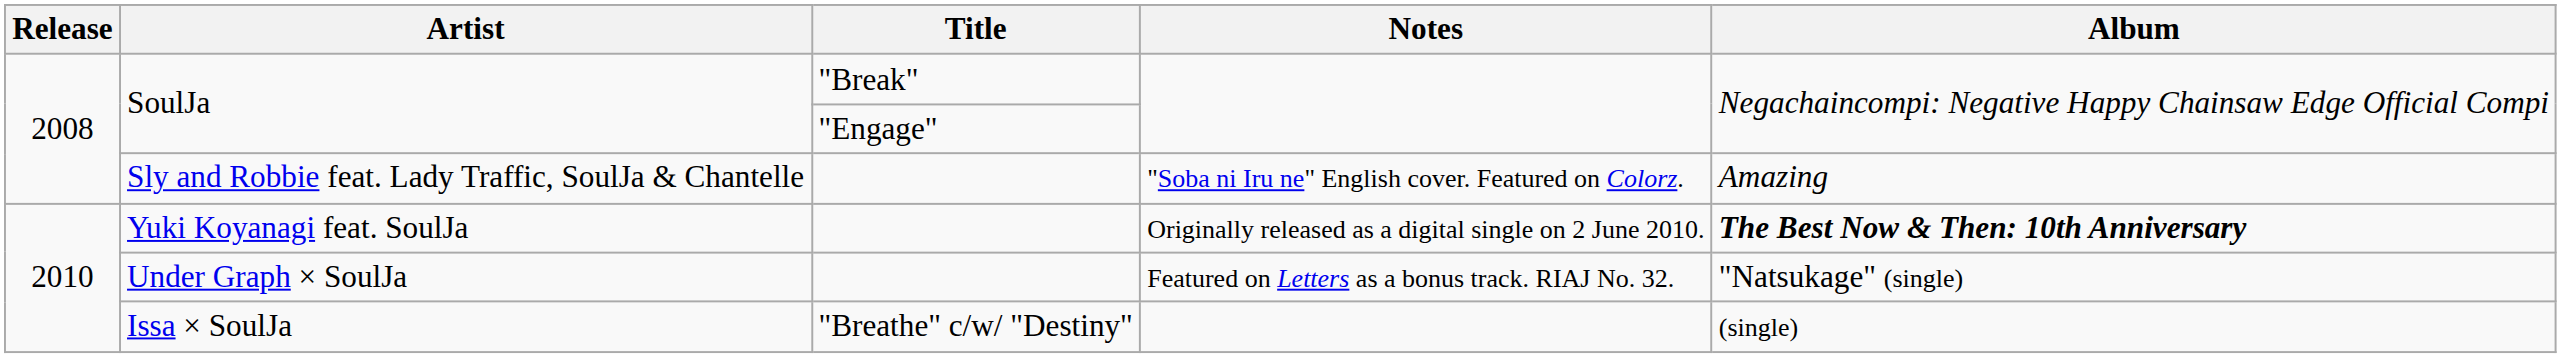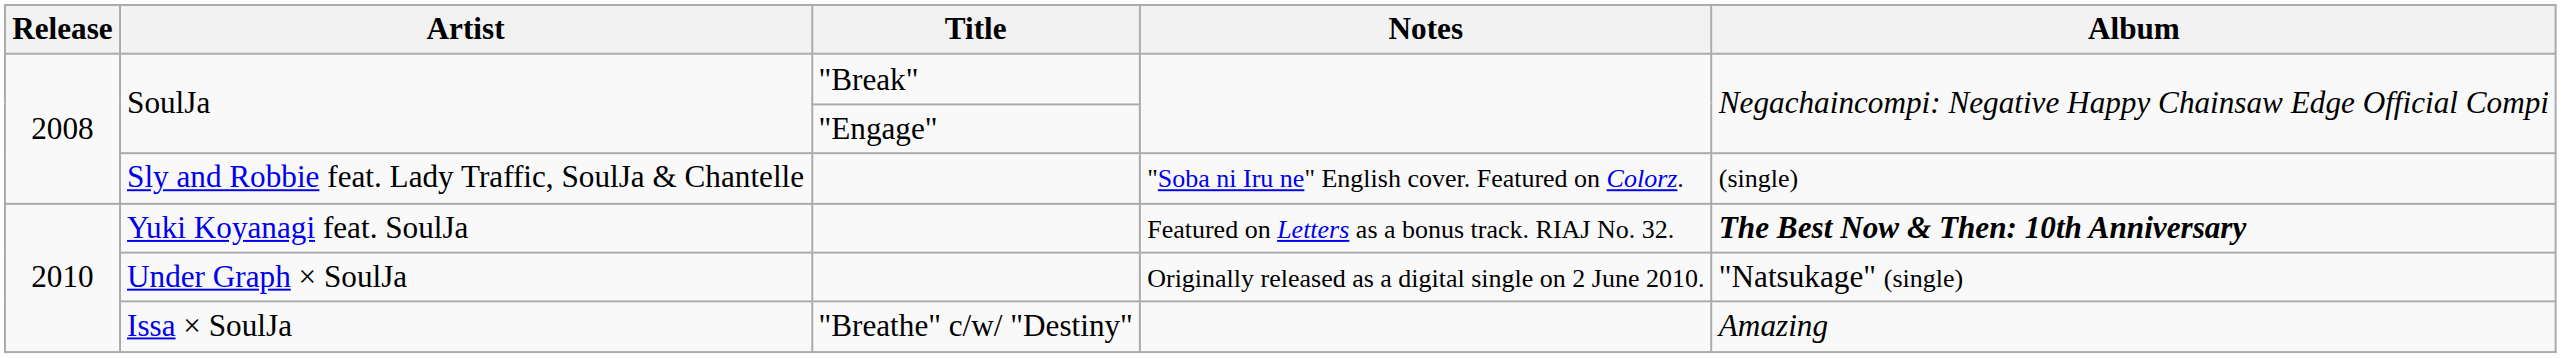(1773, 177) Amazing -> (1759, 179) (single)
(1426, 229) Originally released as a digital single on 2 June 2010. -> (1411, 229) Featured on Letters as a bonus track. RIAJ No. 32.
(1411, 278) Featured on Letters as a bonus track. RIAJ No. 32. -> (1426, 278) Originally released as a digital single on 2 June 2010.
(1759, 328) (single) -> (1773, 326) Amazing
